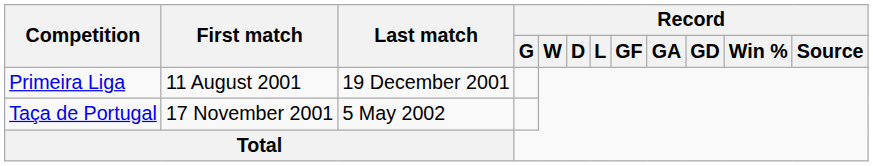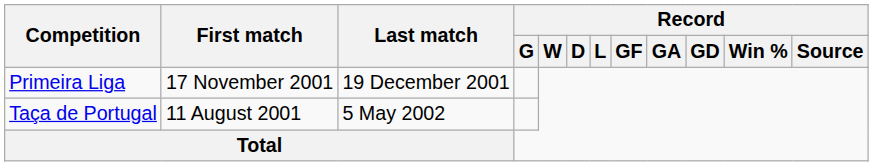(234, 82) 11 August 2001 -> (250, 82) 17 November 2001
(250, 113) 17 November 2001 -> (234, 113) 11 August 2001
